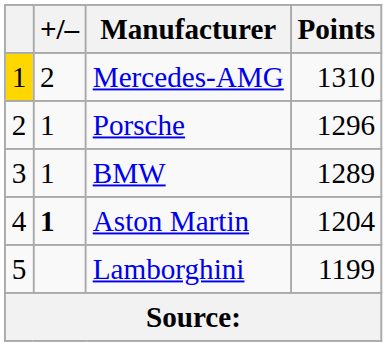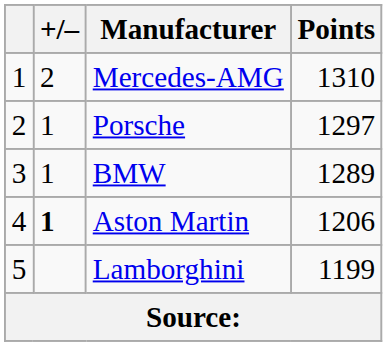(19, 76) gold background -> (19, 76) no background
(346, 124) 1296 -> (346, 124) 1297
(346, 221) 1204 -> (346, 221) 1206
